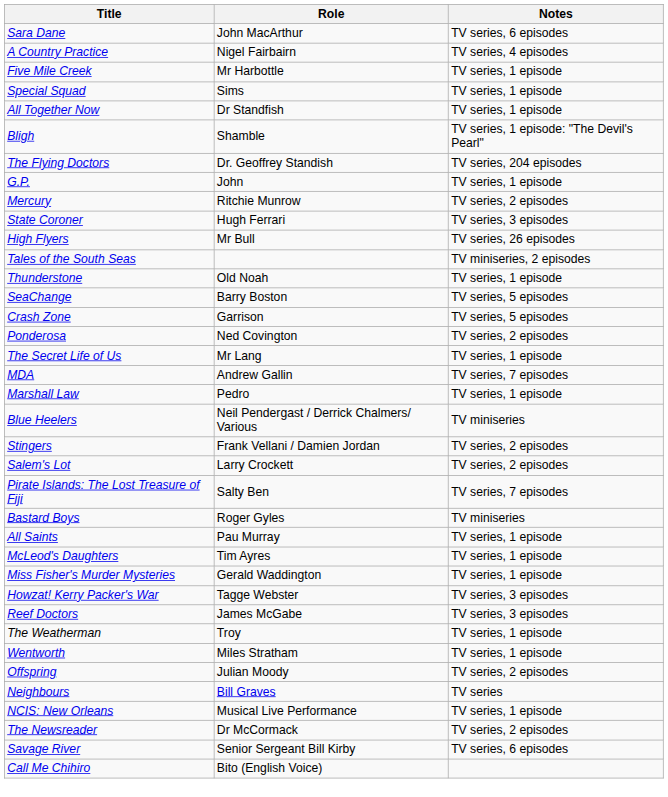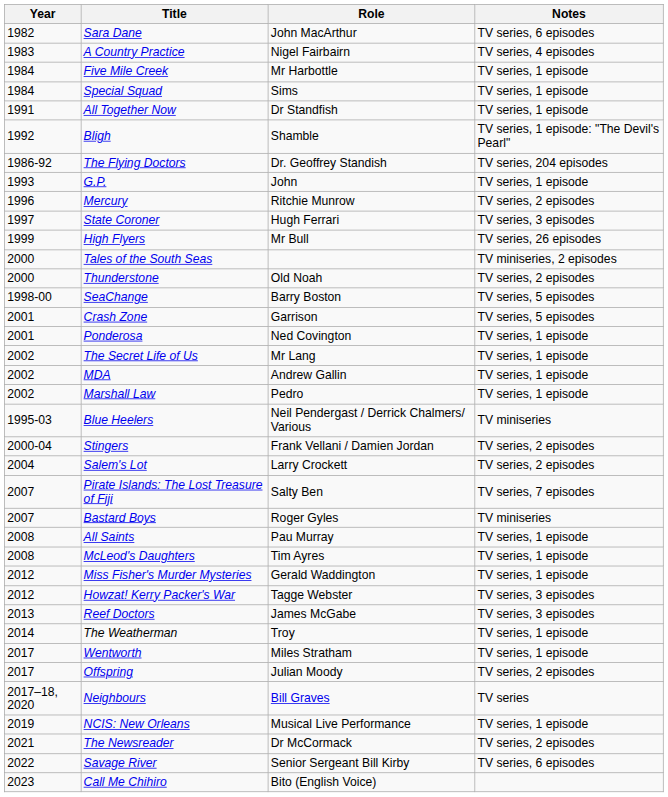+ column: (43, 14)
(507, 278) TV series, 1 episode -> (536, 278) TV series, 2 episodes
(510, 336) TV series, 2 episodes -> (533, 336) TV series, 1 episode
(510, 374) TV series, 7 episodes -> (533, 374) TV series, 1 episode
